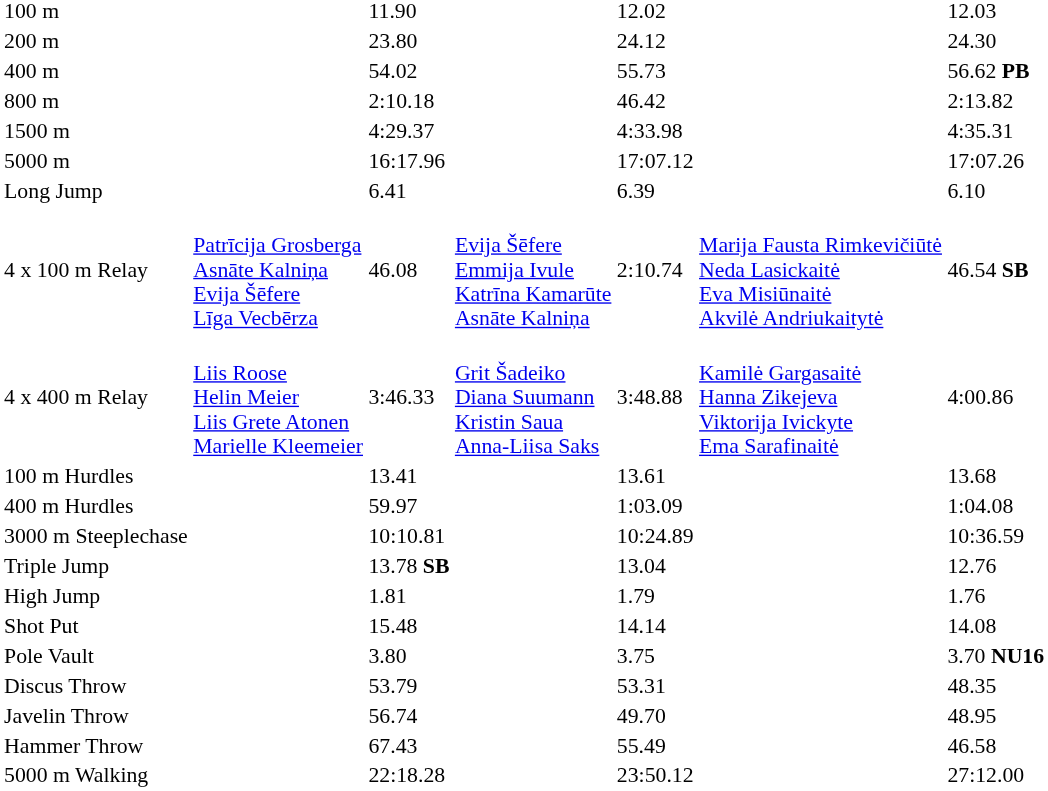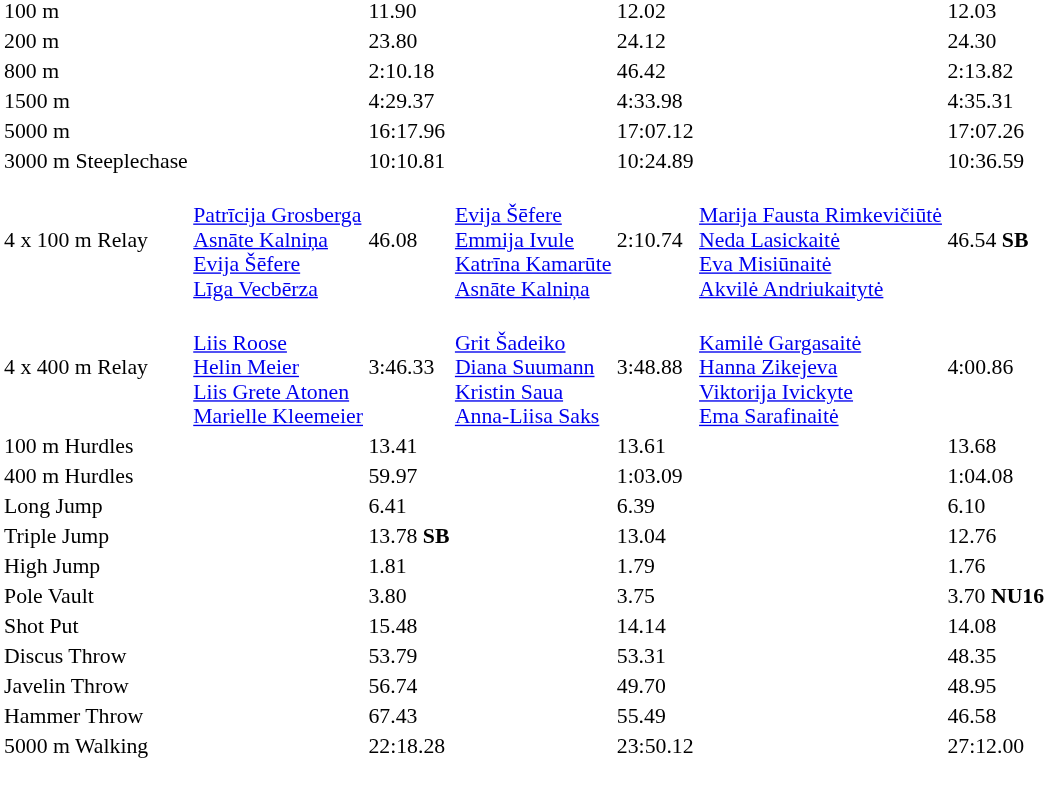- row: (32, 70)
rows swapped: (96, 536) <-> (53, 190)
rows swapped: (49, 655) <-> (41, 625)
